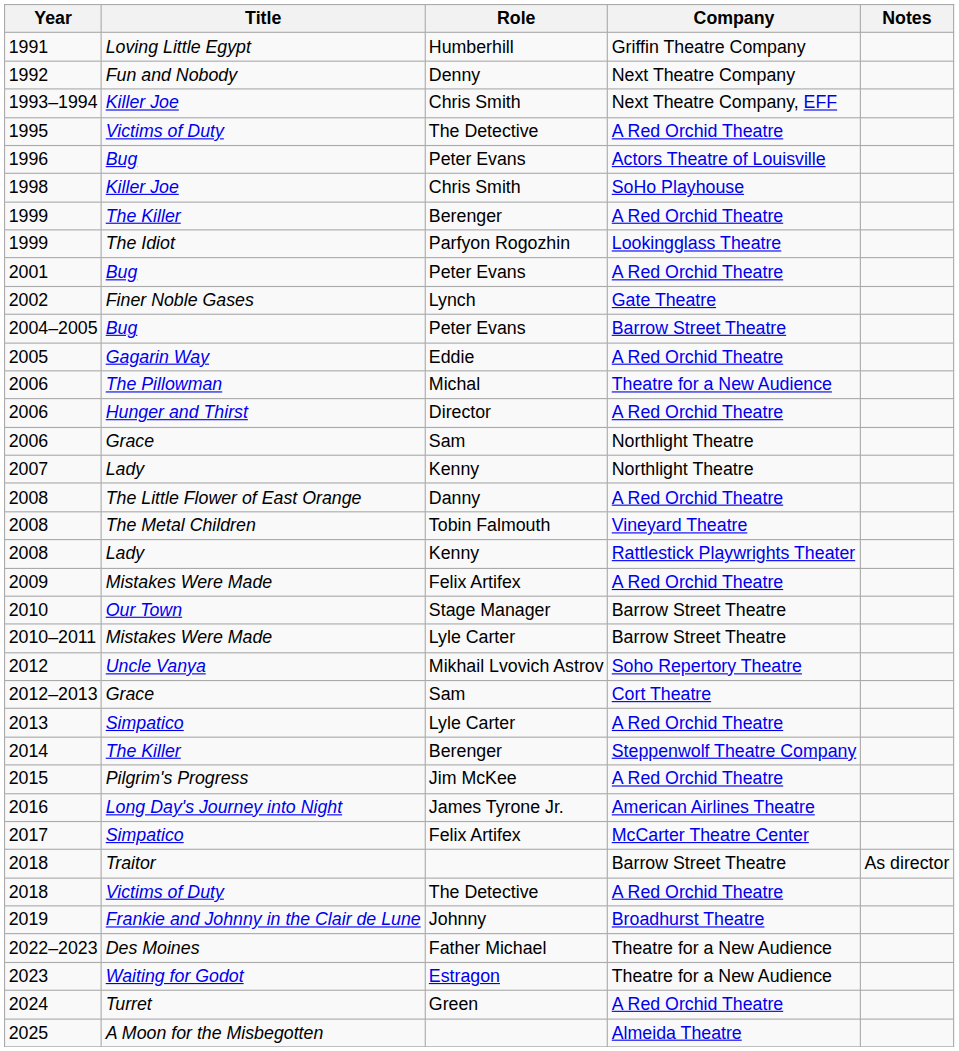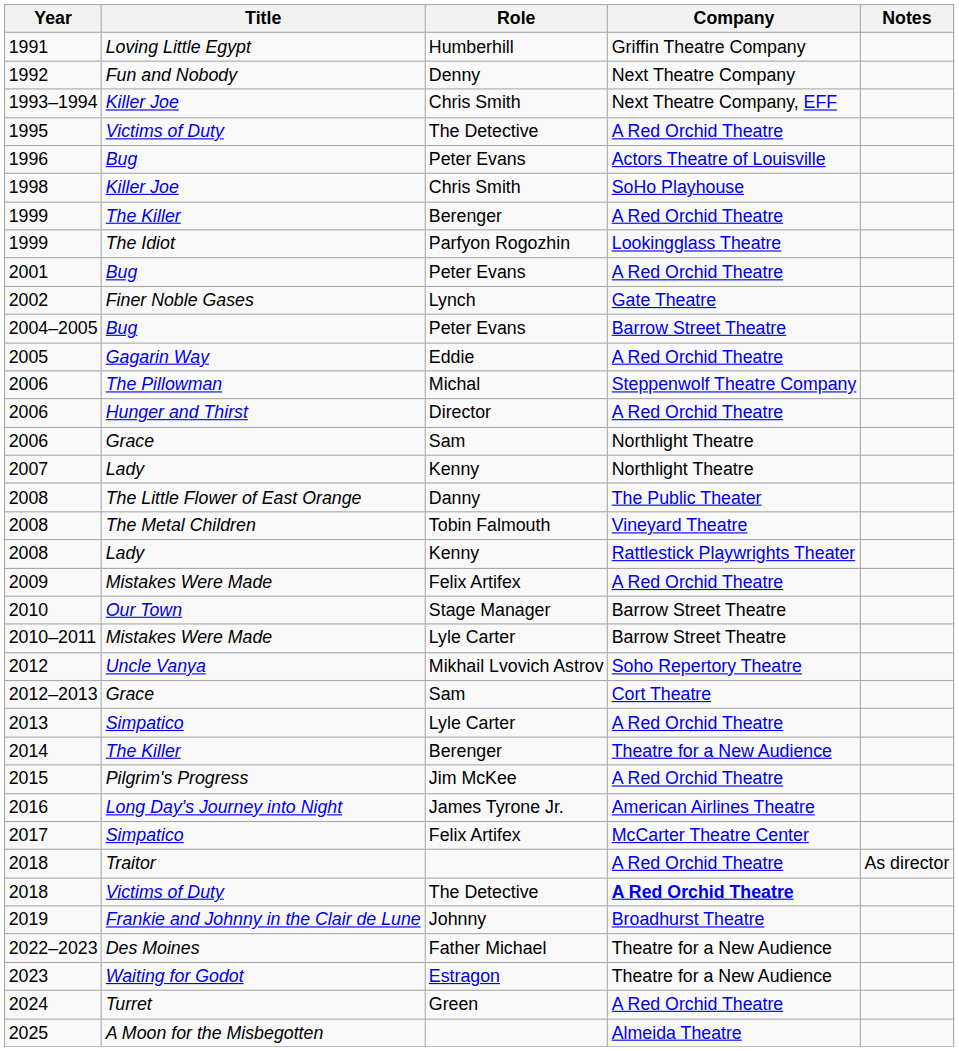(722, 384) Theatre for a New Audience -> (734, 384) Steppenwolf Theatre Company
(697, 497) A Red Orchid Theatre -> (687, 497) The Public Theater
(734, 750) Steppenwolf Theatre Company -> (722, 750) Theatre for a New Audience
(699, 863) Barrow Street Theatre -> (697, 863) A Red Orchid Theatre
(697, 891) normal -> (703, 891) bold
